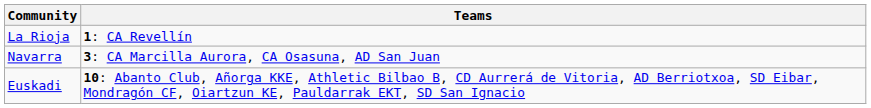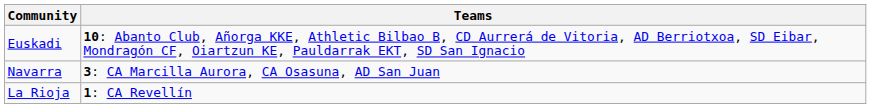rows swapped: (35, 85) <-> (39, 36)
